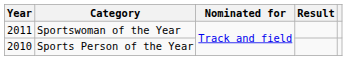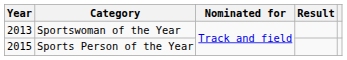(19, 30) 2011 -> (19, 30) 2013
(19, 47) 2010 -> (19, 47) 2015
